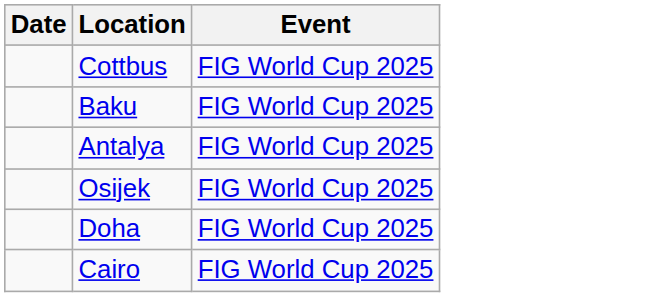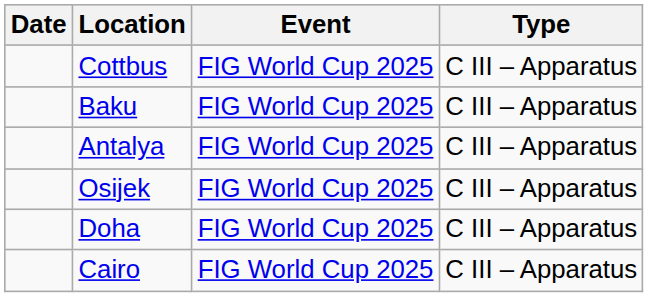+ column: (541, 24)
